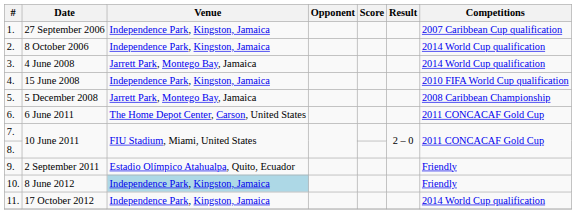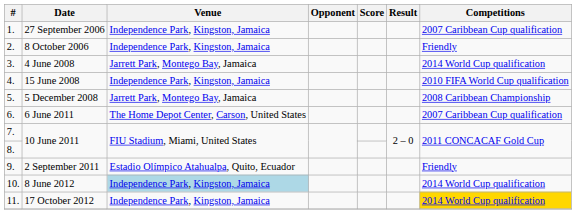(484, 47) 2014 World Cup qualification -> (439, 47) Friendly
(483, 115) 2011 CONCACAF Gold Cup -> (492, 115) 2007 Caribbean Cup qualification
(439, 183) Friendly -> (484, 183) 2014 World Cup qualification
(484, 200) no background -> (484, 200) gold background
